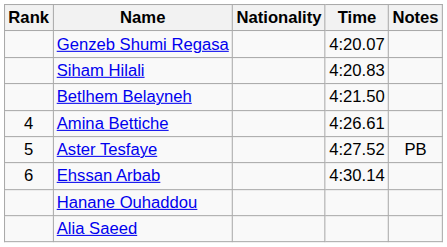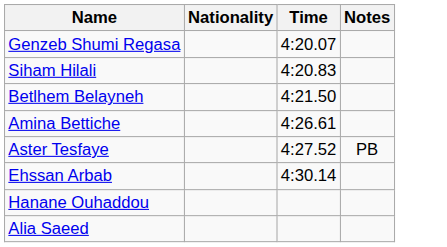- column: (29, 17)
